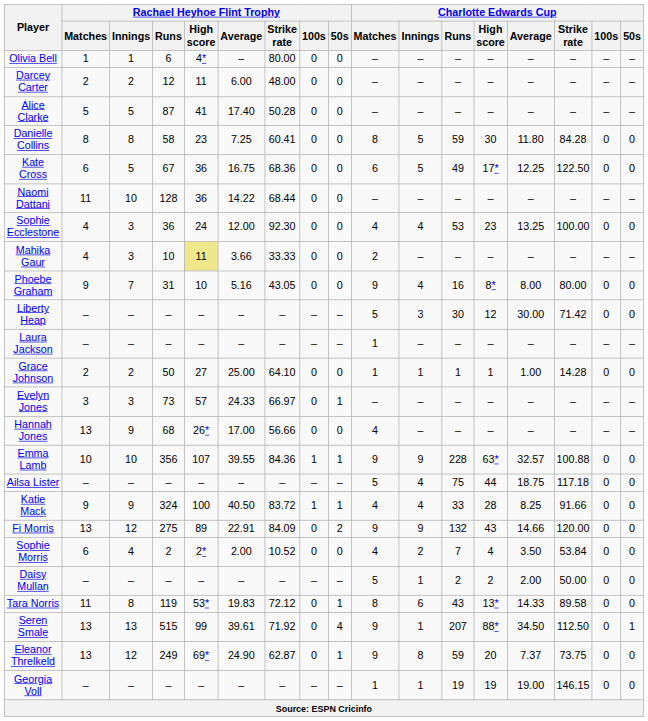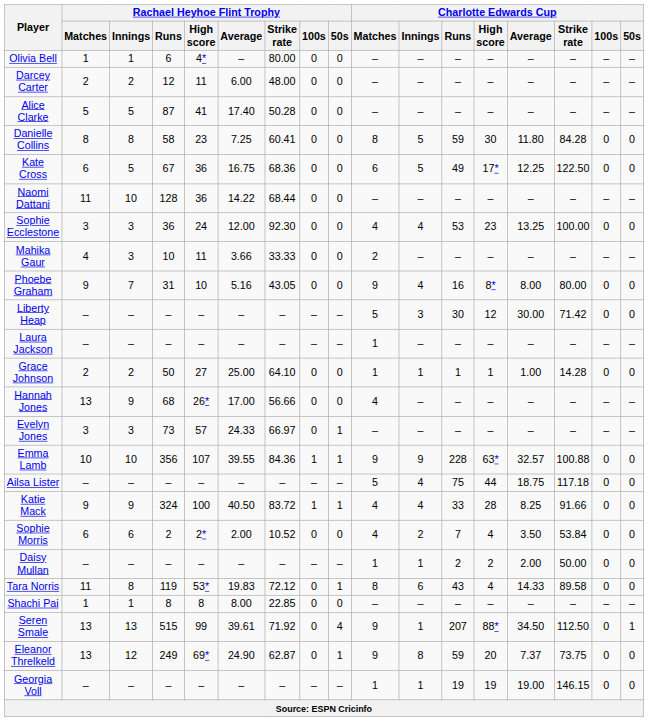(86, 227) 4 -> (86, 227) 3
(201, 256) khaki background -> (201, 256) no background
rows swapped: (33, 401) <-> (33, 430)
- row: (33, 528)
(131, 552) 4 -> (131, 535) 6
(375, 581) 5 -> (375, 564) 1
(491, 604) 13* -> (491, 587) 4
+ row: (33, 604)
